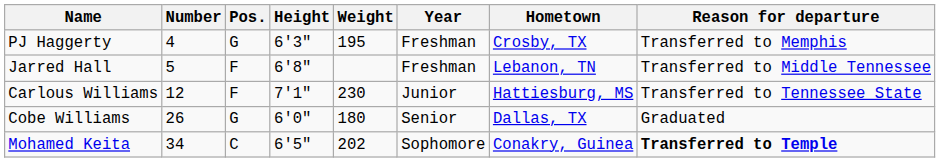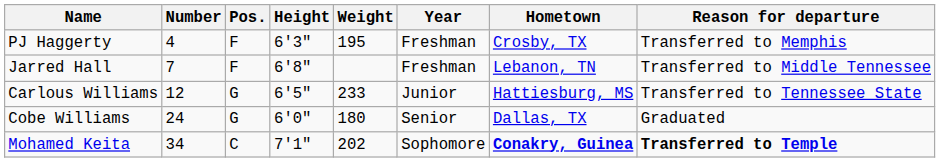(234, 43) G -> (234, 43) F
(170, 68) 5 -> (170, 68) 7
(234, 94) F -> (234, 94) G
(293, 94) 7'1" -> (293, 94) 6'5"
(352, 94) 230 -> (352, 94) 233
(175, 119) 26 -> (175, 119) 24
(293, 144) 6'5" -> (293, 144) 7'1"
(563, 144) normal -> (563, 144) bold
